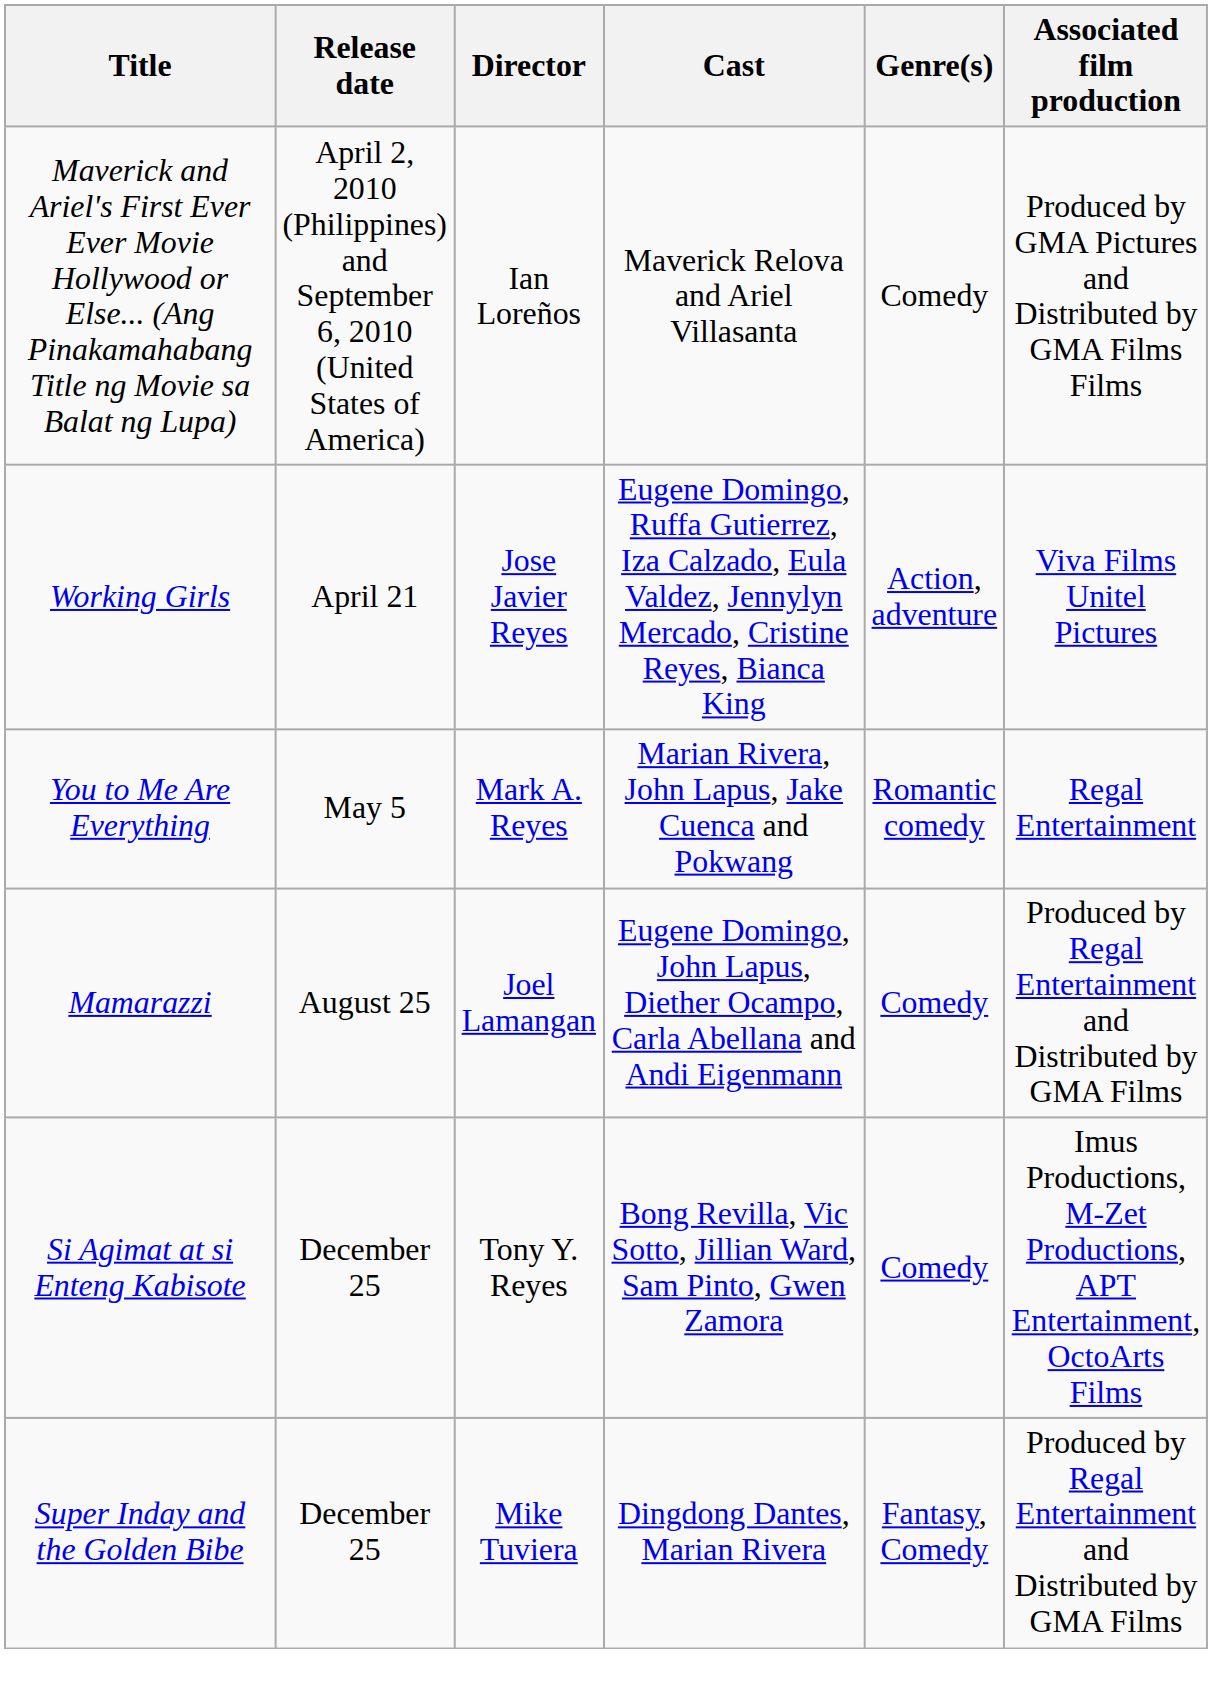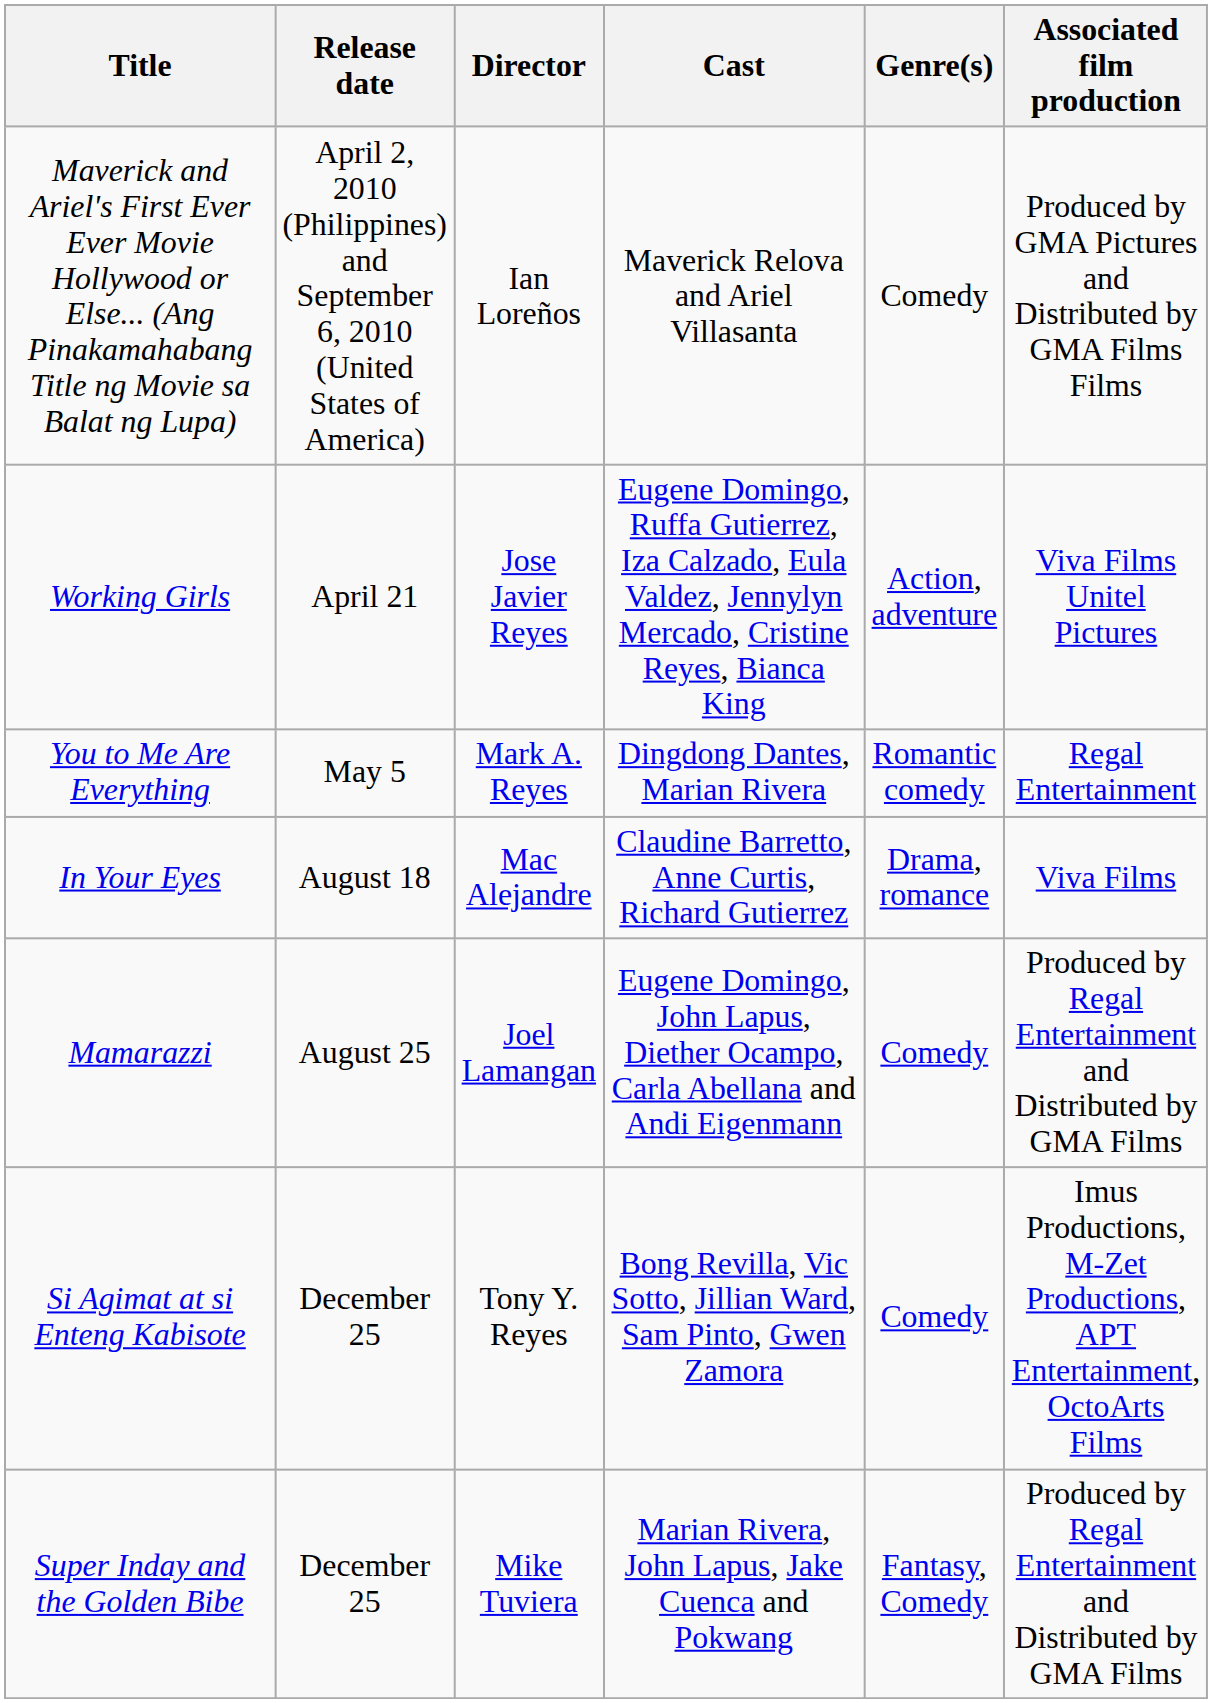(734, 808) Marian Rivera, John Lapus, Jake Cuenca and Pokwang -> (734, 772) Dingdong Dantes, Marian Rivera
+ row: (140, 876)
(734, 1532) Dingdong Dantes, Marian Rivera -> (734, 1583) Marian Rivera, John Lapus, Jake Cuenca and Pokwang
